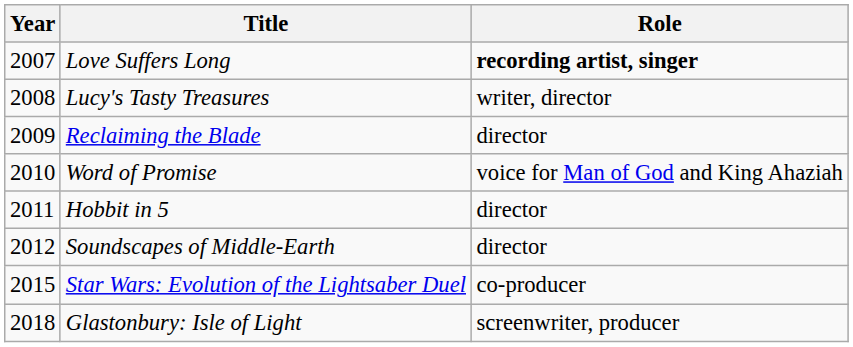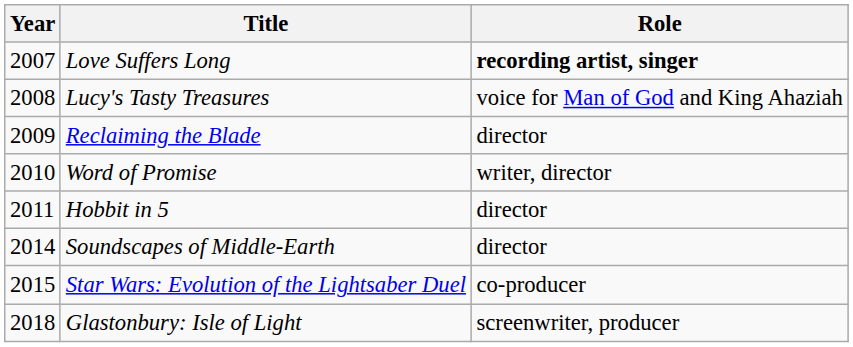(544, 98) writer, director -> (660, 98) voice for Man of God and King Ahaziah
(660, 172) voice for Man of God and King Ahaziah -> (544, 172) writer, director
(33, 247) 2012 -> (33, 247) 2014
